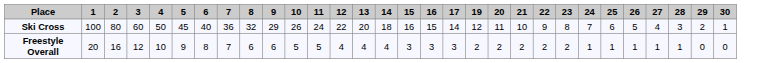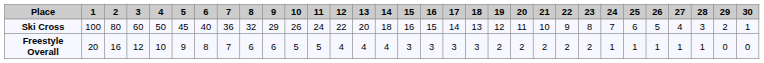+ column: (477, 12)
